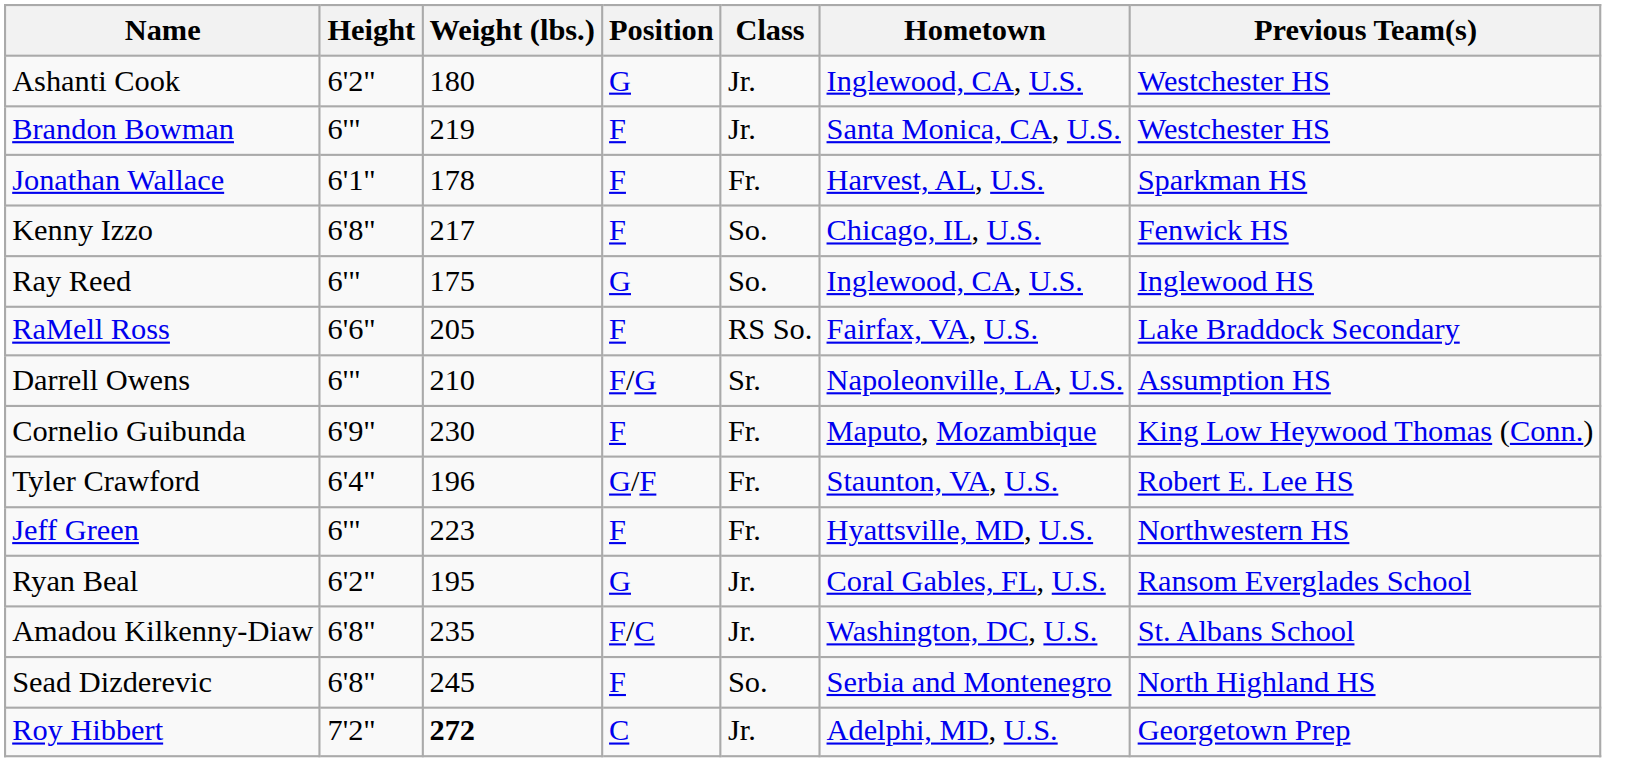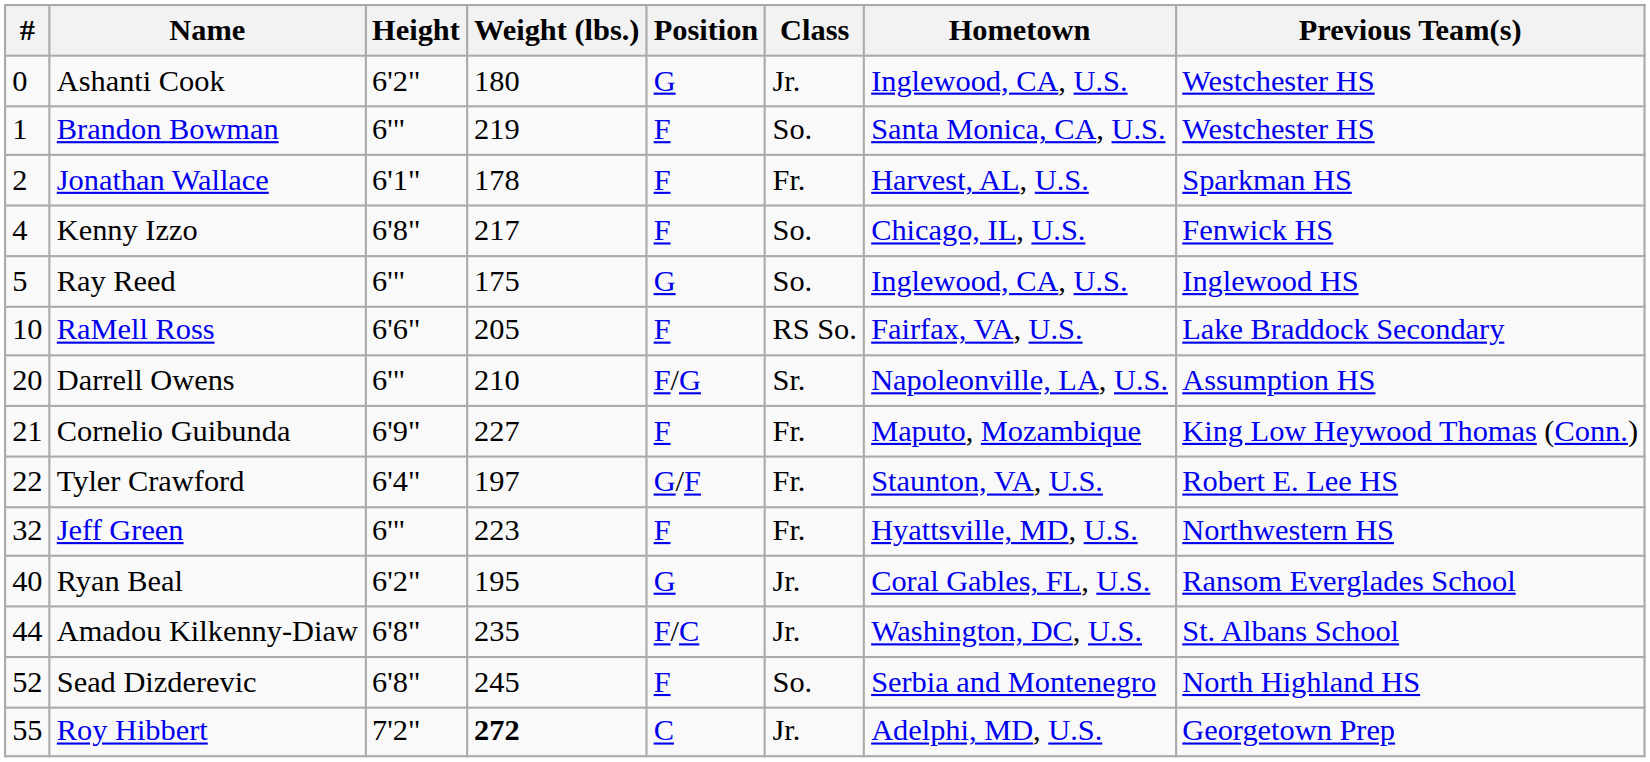+ column: (27, 29)
(742, 130) Jr. -> (792, 130) So.
(452, 430) 230 -> (497, 430) 227
(452, 480) 196 -> (497, 480) 197
